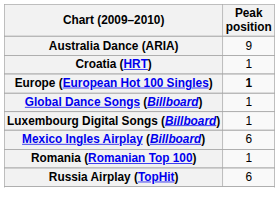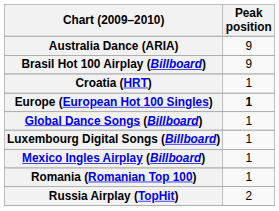+ row: (114, 64)
(249, 139) 6 -> (249, 158) 1
(249, 177) 6 -> (249, 196) 2
